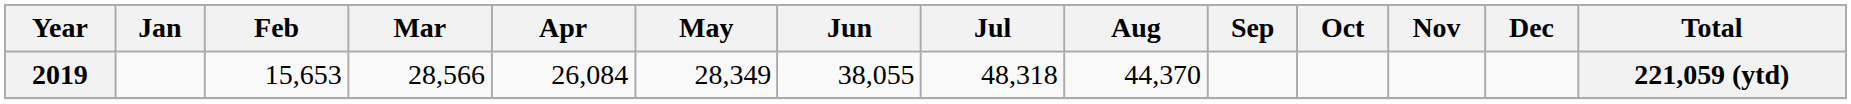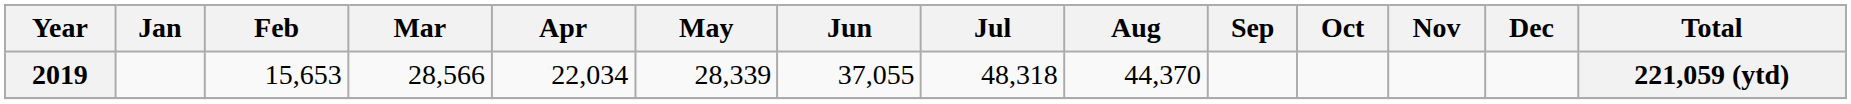(590, 74) 26,084 -> (590, 74) 22,034
(733, 74) 28,349 -> (733, 74) 28,339
(876, 74) 38,055 -> (876, 74) 37,055
